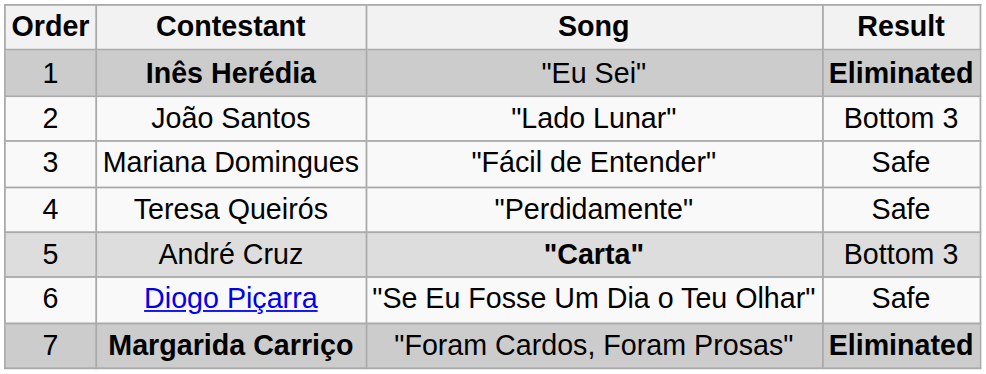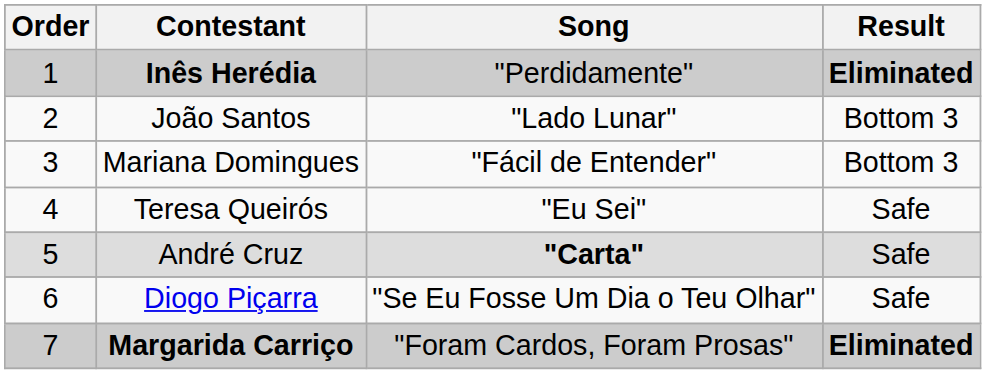(594, 72) "Eu Sei" -> (594, 72) "Perdidamente"
(901, 163) Safe -> (901, 163) Bottom 3
(594, 208) "Perdidamente" -> (594, 208) "Eu Sei"
(901, 254) Bottom 3 -> (901, 254) Safe
